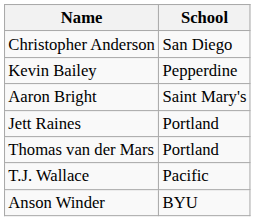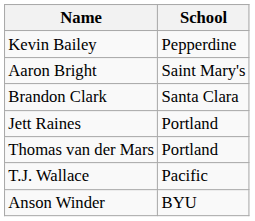- row: (82, 44)
+ row: (58, 96)
